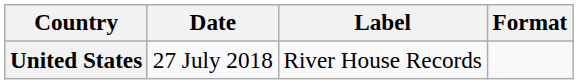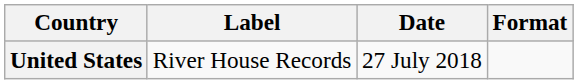columns swapped: (213, 22) <-> (383, 22)
